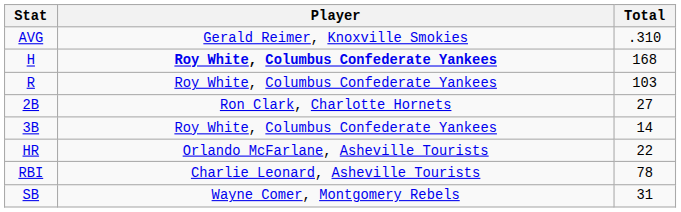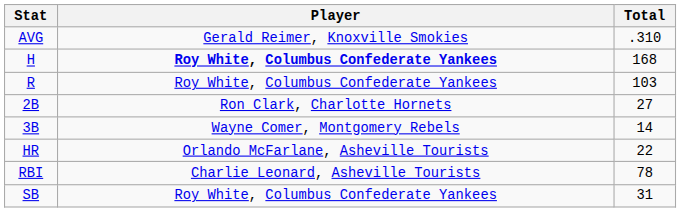(336, 128) Roy White, Columbus Confederate Yankees -> (336, 128) Wayne Comer, Montgomery Rebels
(336, 195) Wayne Comer, Montgomery Rebels -> (336, 195) Roy White, Columbus Confederate Yankees
